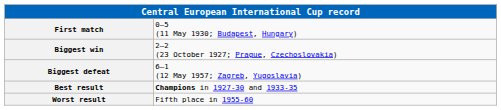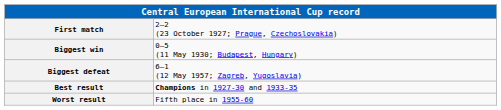(325, 29) 0–5 (11 May 1930; Budapest, Hungary) -> (325, 29) 2–2 (23 October 1927; Prague, Czechoslovakia)
(325, 50) 2–2 (23 October 1927; Prague, Czechoslovakia) -> (325, 50) 0–5 (11 May 1930; Budapest, Hungary)
